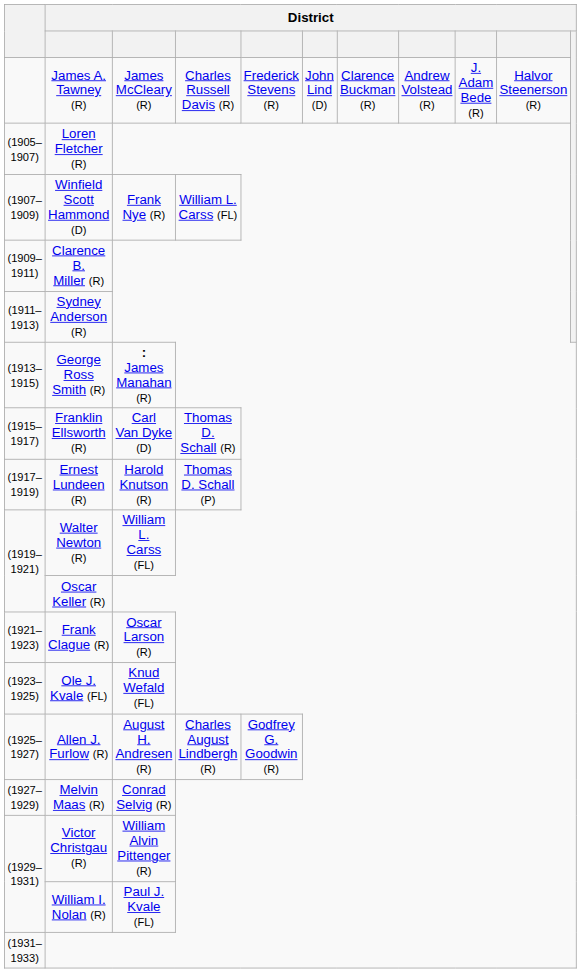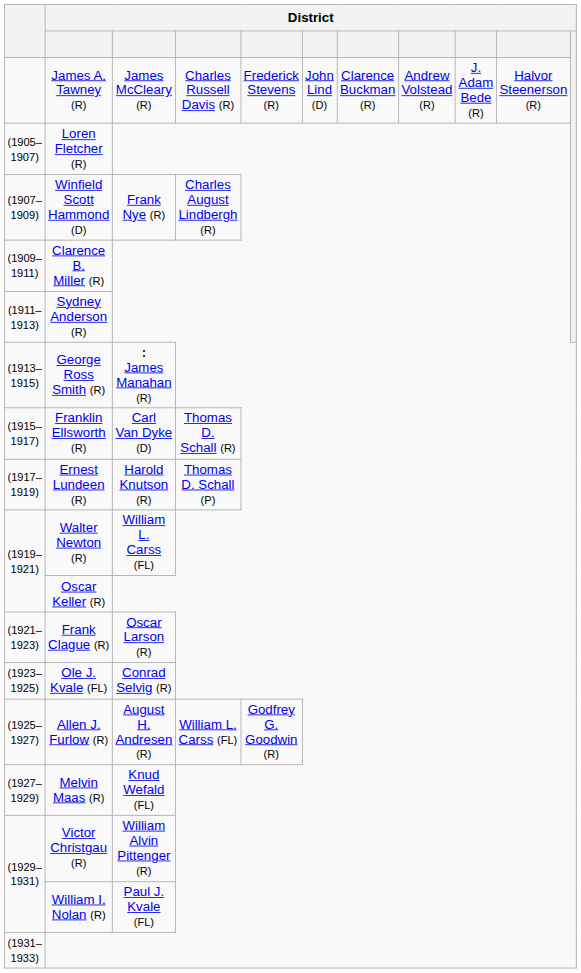(208, 207) William L. Carss (FL) -> (208, 207) Charles August Lindbergh (R)
(144, 688) Knud Wefald (FL) -> (144, 680) Conrad Selvig (R)
(208, 746) Charles August Lindbergh (R) -> (208, 731) William L. Carss (FL)
(144, 797) Conrad Selvig (R) -> (144, 790) Knud Wefald (FL)
